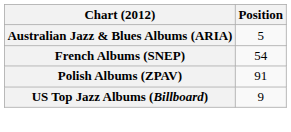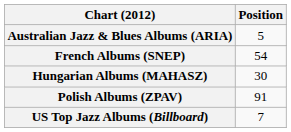+ row: (120, 76)
(261, 96) 9 -> (261, 117) 7
